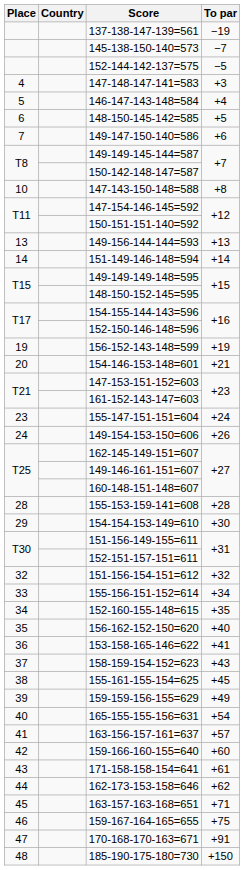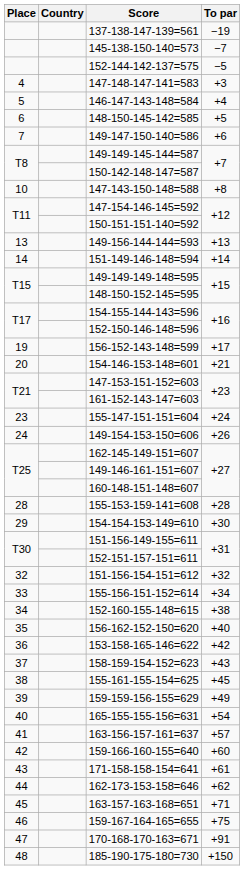(220, 347) +19 -> (220, 347) +17
(220, 611) +35 -> (220, 611) +38
(220, 646) +41 -> (220, 646) +42
